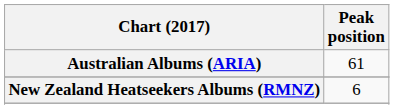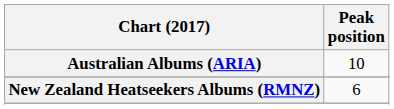(356, 63) 61 -> (356, 63) 10
